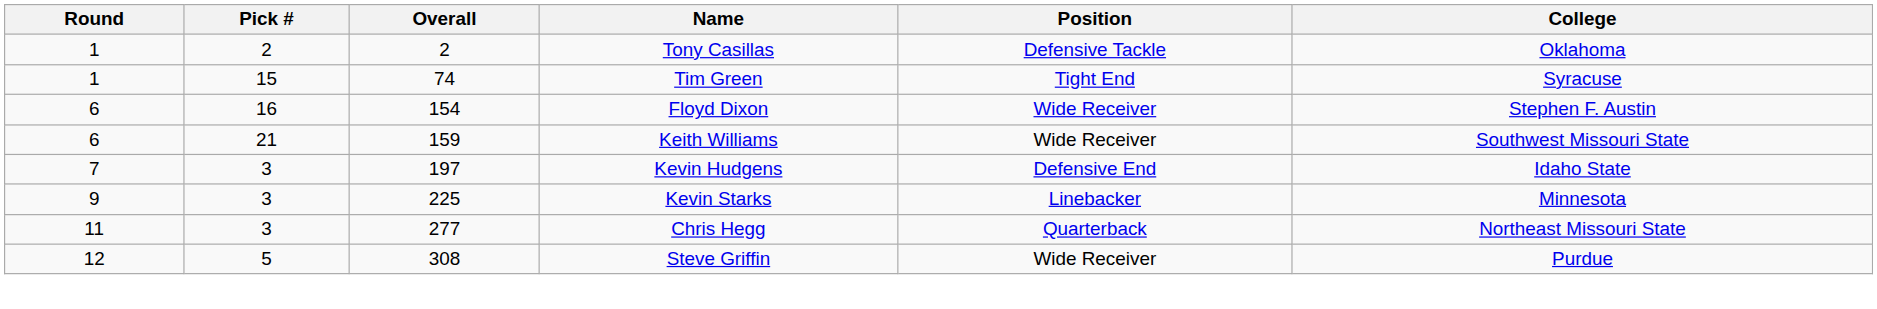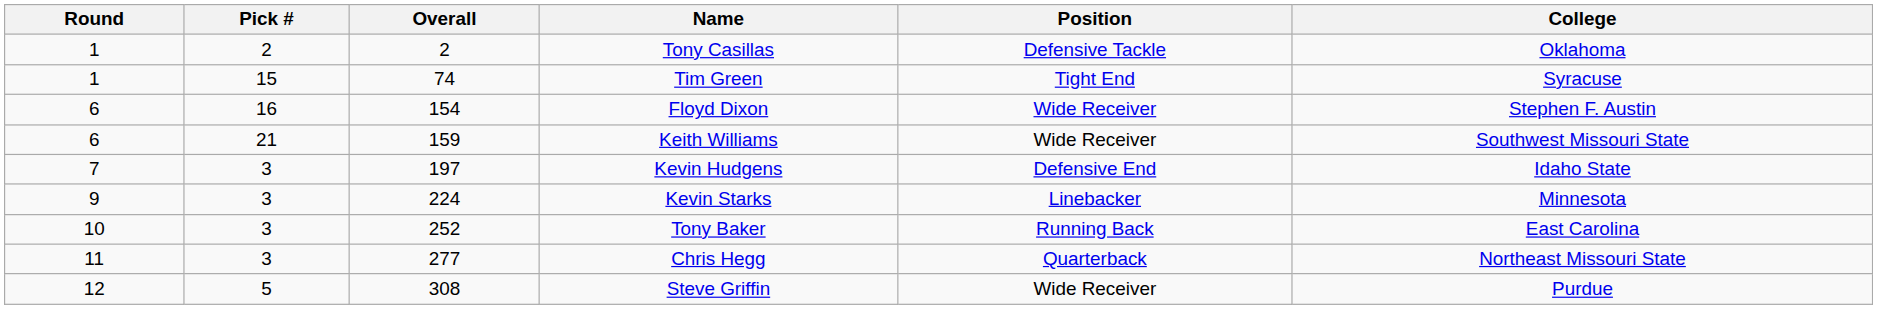(444, 199) 225 -> (444, 199) 224
+ row: (718, 229)
